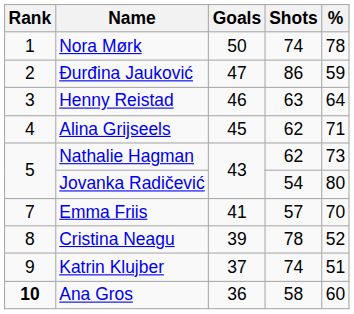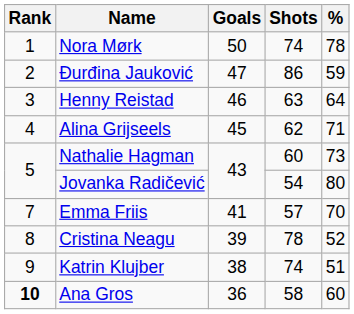(293, 156) 62 -> (293, 156) 60
(237, 267) 37 -> (237, 267) 38
